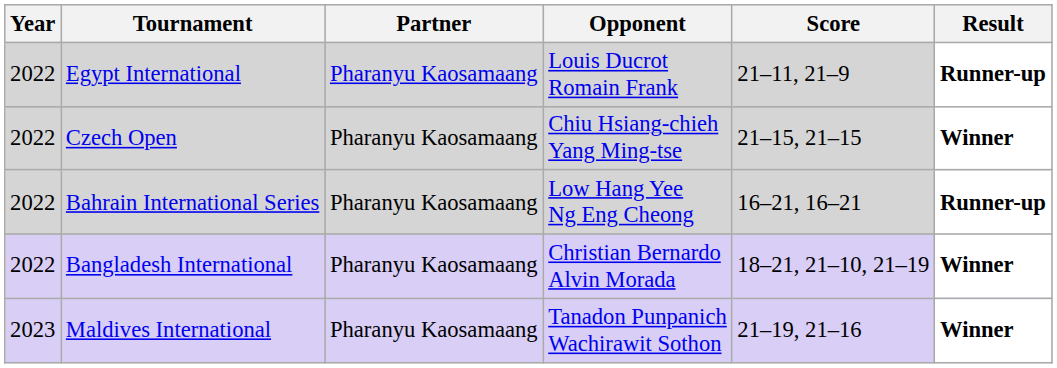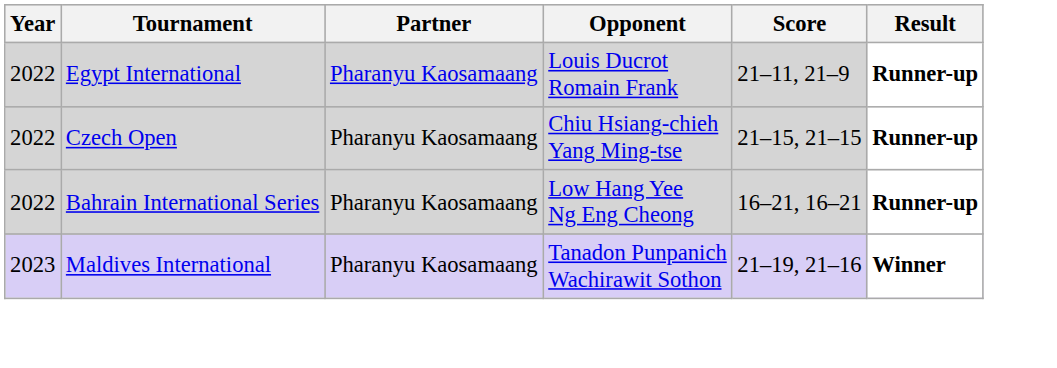(977, 138) Winner -> (925, 138) Runner-up
- row: (179, 266)
